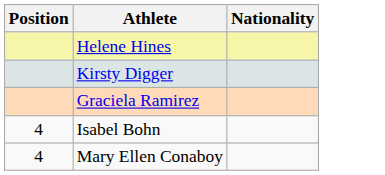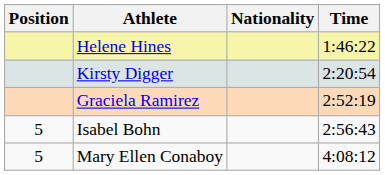+ column: (349, 18)
(39, 128) 4 -> (39, 128) 5
(39, 156) 4 -> (39, 156) 5
